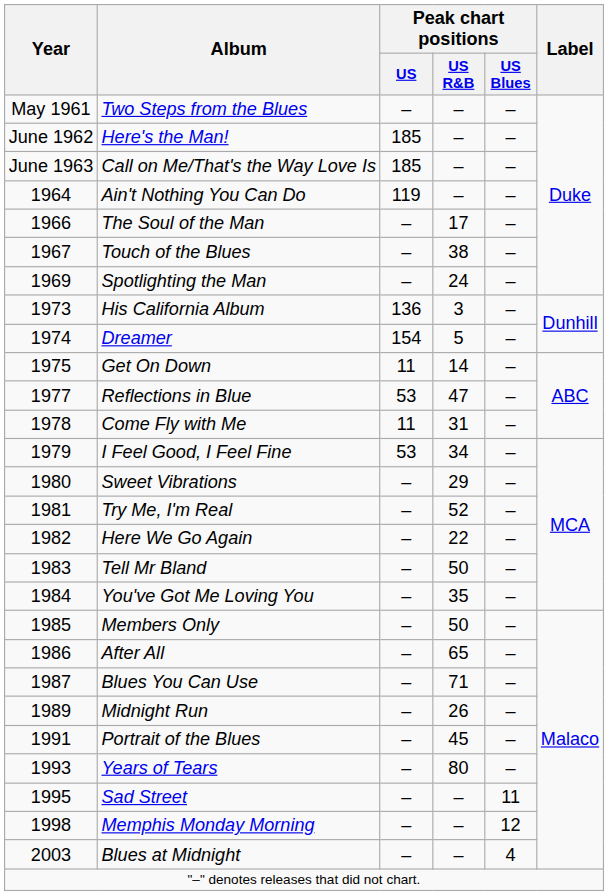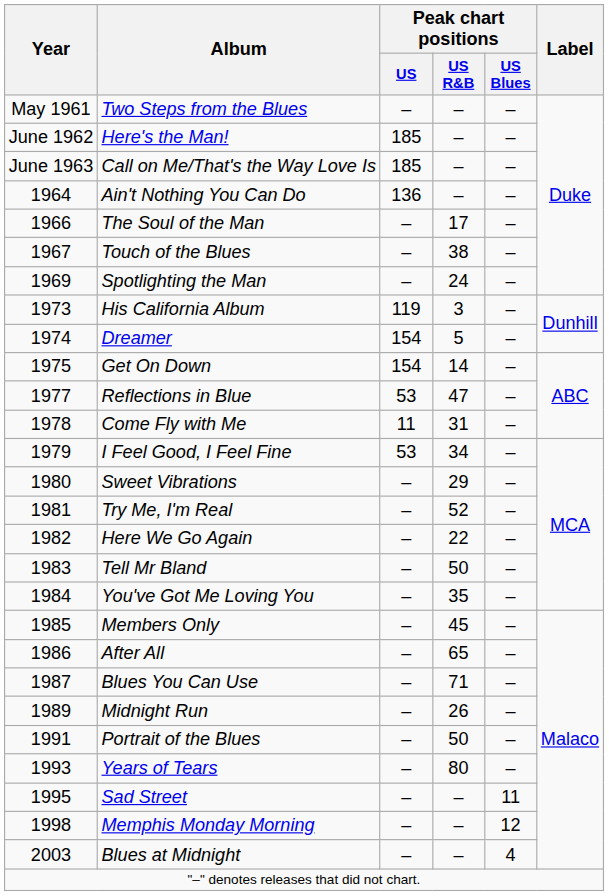(406, 194) 119 -> (406, 194) 136
(406, 309) 136 -> (406, 309) 119
(406, 366) 11 -> (406, 366) 154
(458, 624) 50 -> (458, 624) 45
(458, 739) 45 -> (458, 739) 50
